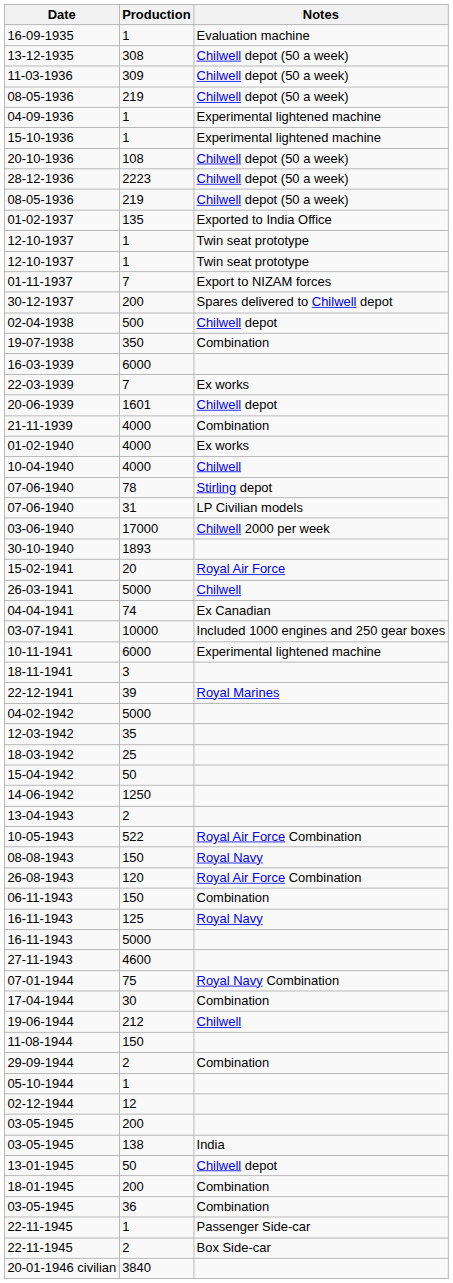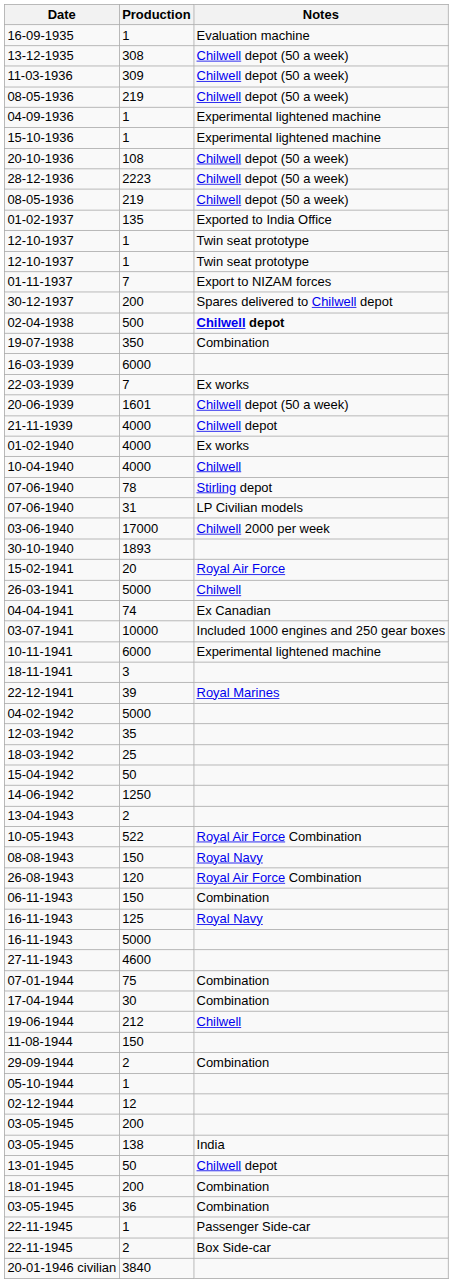(237, 323) normal -> (240, 323) bold
(237, 405) Chilwell depot -> (273, 405) Chilwell depot (50 a week)
(233, 425) Combination -> (237, 425) Chilwell depot
(268, 980) Royal Navy Combination -> (233, 980) Combination
